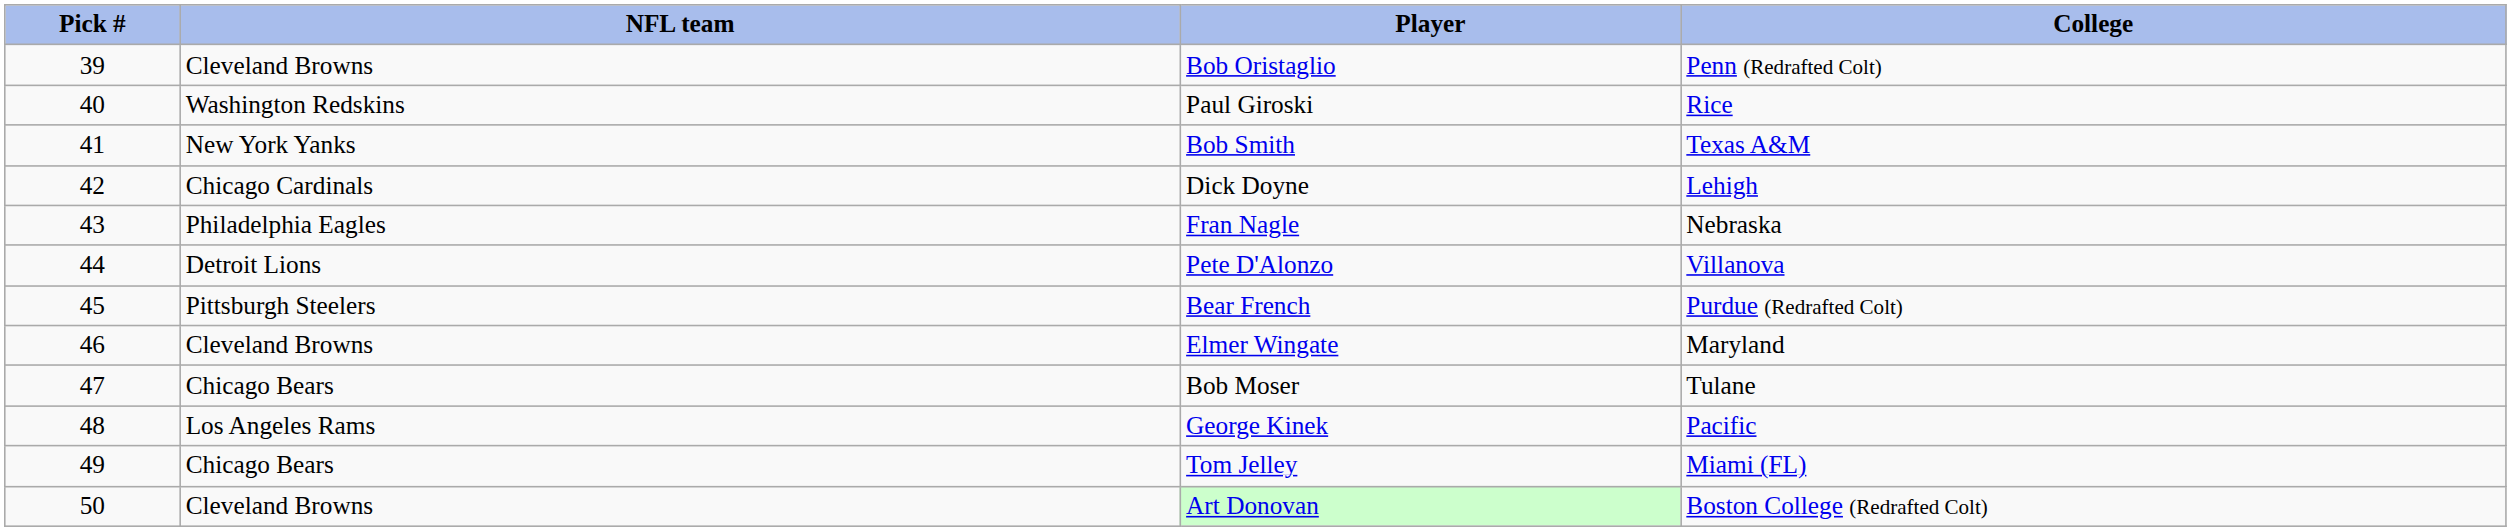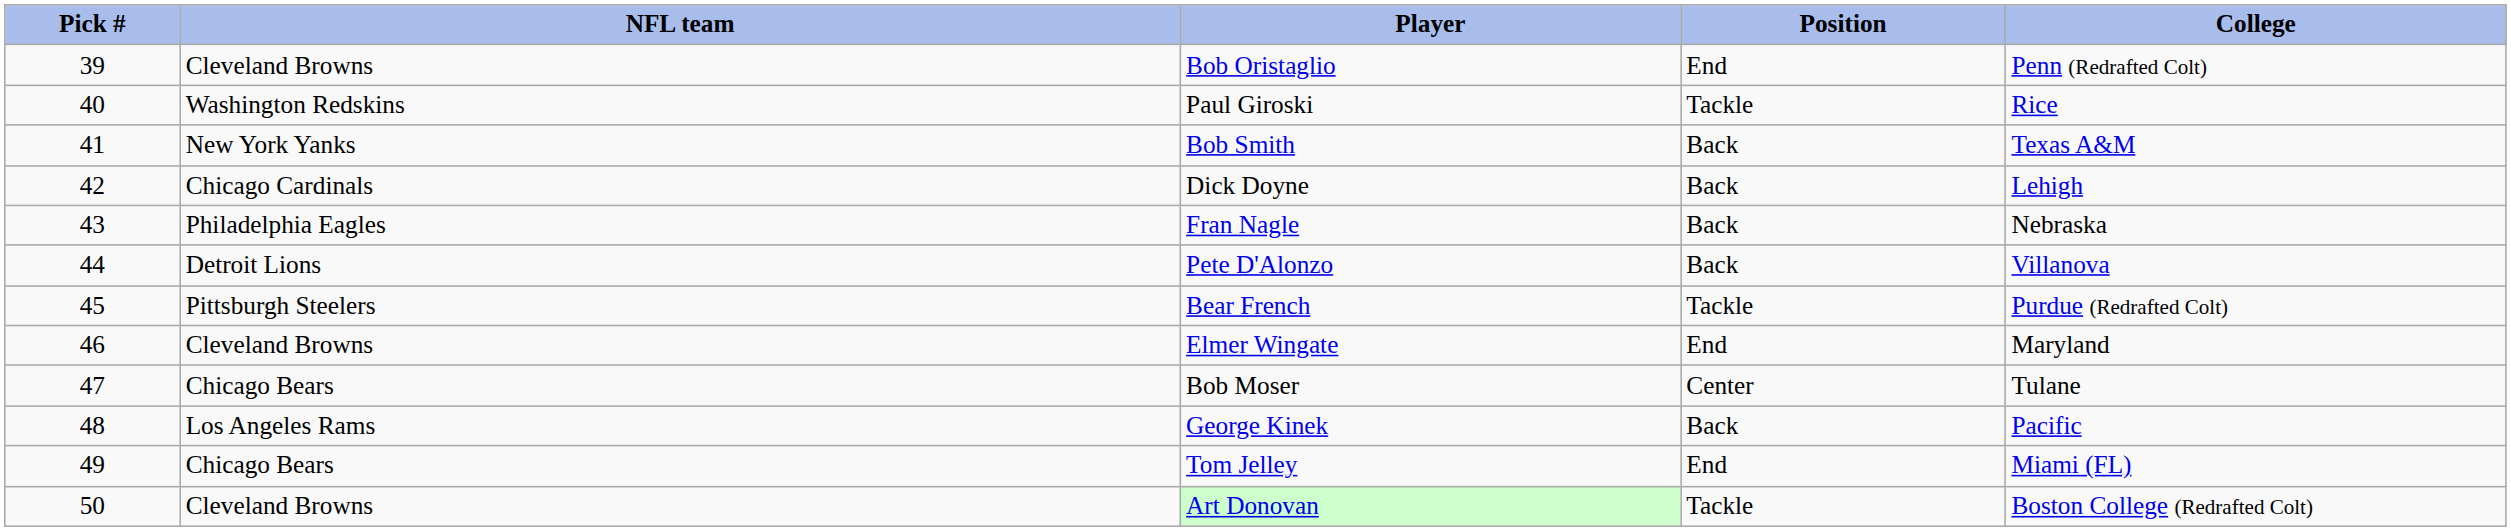+ column: (1843, 24)
